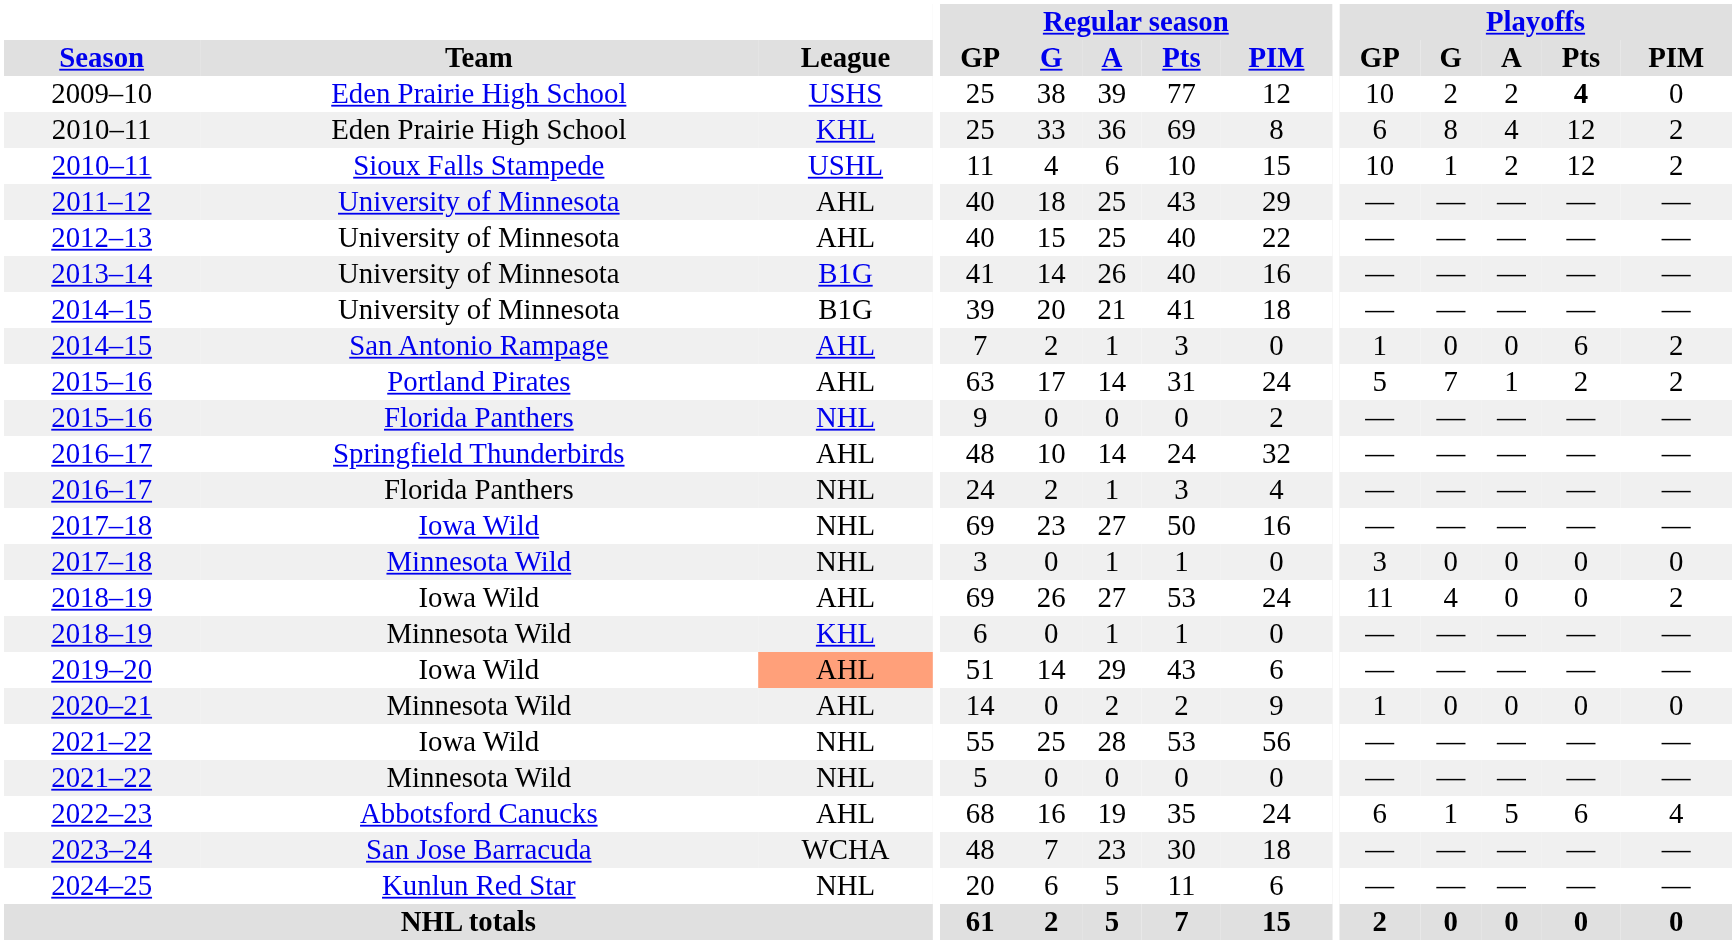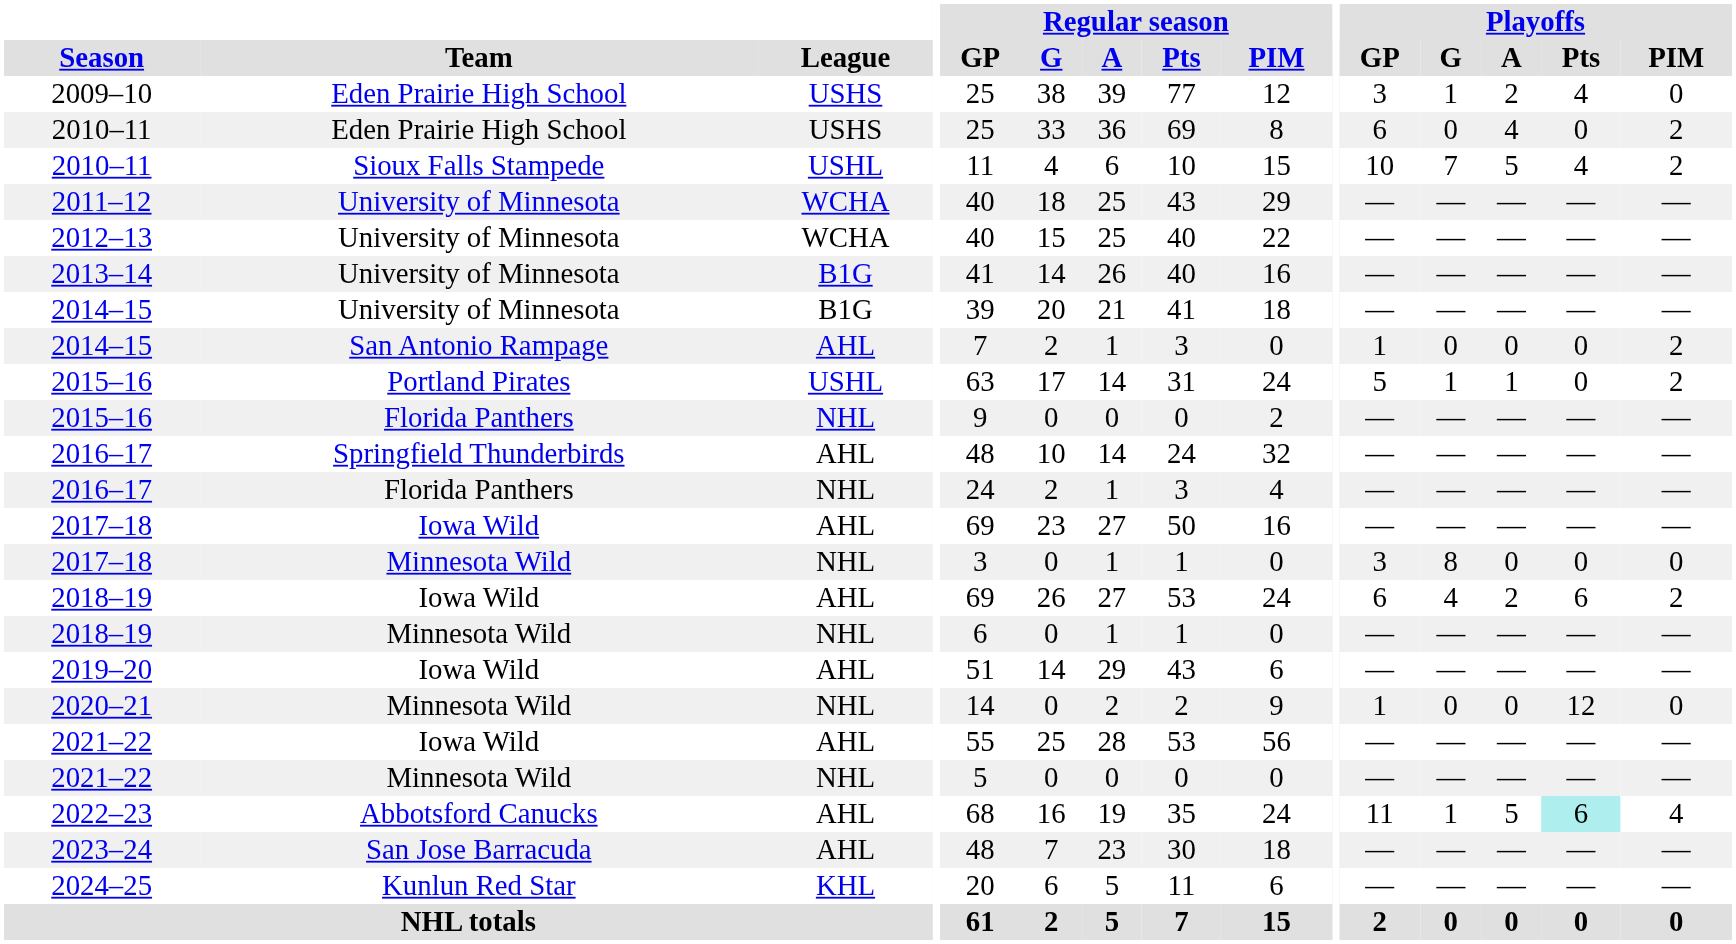(1380, 93) 10 -> (1380, 93) 3
(1451, 93) 2 -> (1451, 93) 1
(1581, 93) bold -> (1581, 93) normal
(845, 129) KHL -> (845, 129) USHS
(1451, 129) 8 -> (1451, 129) 0
(1581, 129) 12 -> (1581, 129) 0
(1451, 165) 1 -> (1451, 165) 7
(1511, 165) 2 -> (1511, 165) 5
(1581, 165) 12 -> (1581, 165) 4
(845, 201) AHL -> (845, 201) WCHA
(845, 237) AHL -> (845, 237) WCHA
(1581, 345) 6 -> (1581, 345) 0
(845, 381) AHL -> (846, 381) USHL
(1451, 381) 7 -> (1451, 381) 1
(1581, 381) 2 -> (1581, 381) 0
(845, 525) NHL -> (845, 525) AHL
(1451, 561) 0 -> (1451, 561) 8
(1380, 597) 11 -> (1380, 597) 6
(1511, 597) 0 -> (1511, 597) 2
(1581, 597) 0 -> (1581, 597) 6
(845, 633) KHL -> (845, 633) NHL
(845, 669) lightsalmon background -> (845, 669) no background
(845, 705) AHL -> (845, 705) NHL
(1581, 705) 0 -> (1581, 705) 12
(845, 741) NHL -> (845, 741) AHL
(1380, 813) 6 -> (1380, 813) 11
(1581, 813) no background -> (1581, 813) paleturquoise background
(845, 849) WCHA -> (845, 849) AHL
(845, 885) NHL -> (845, 885) KHL
